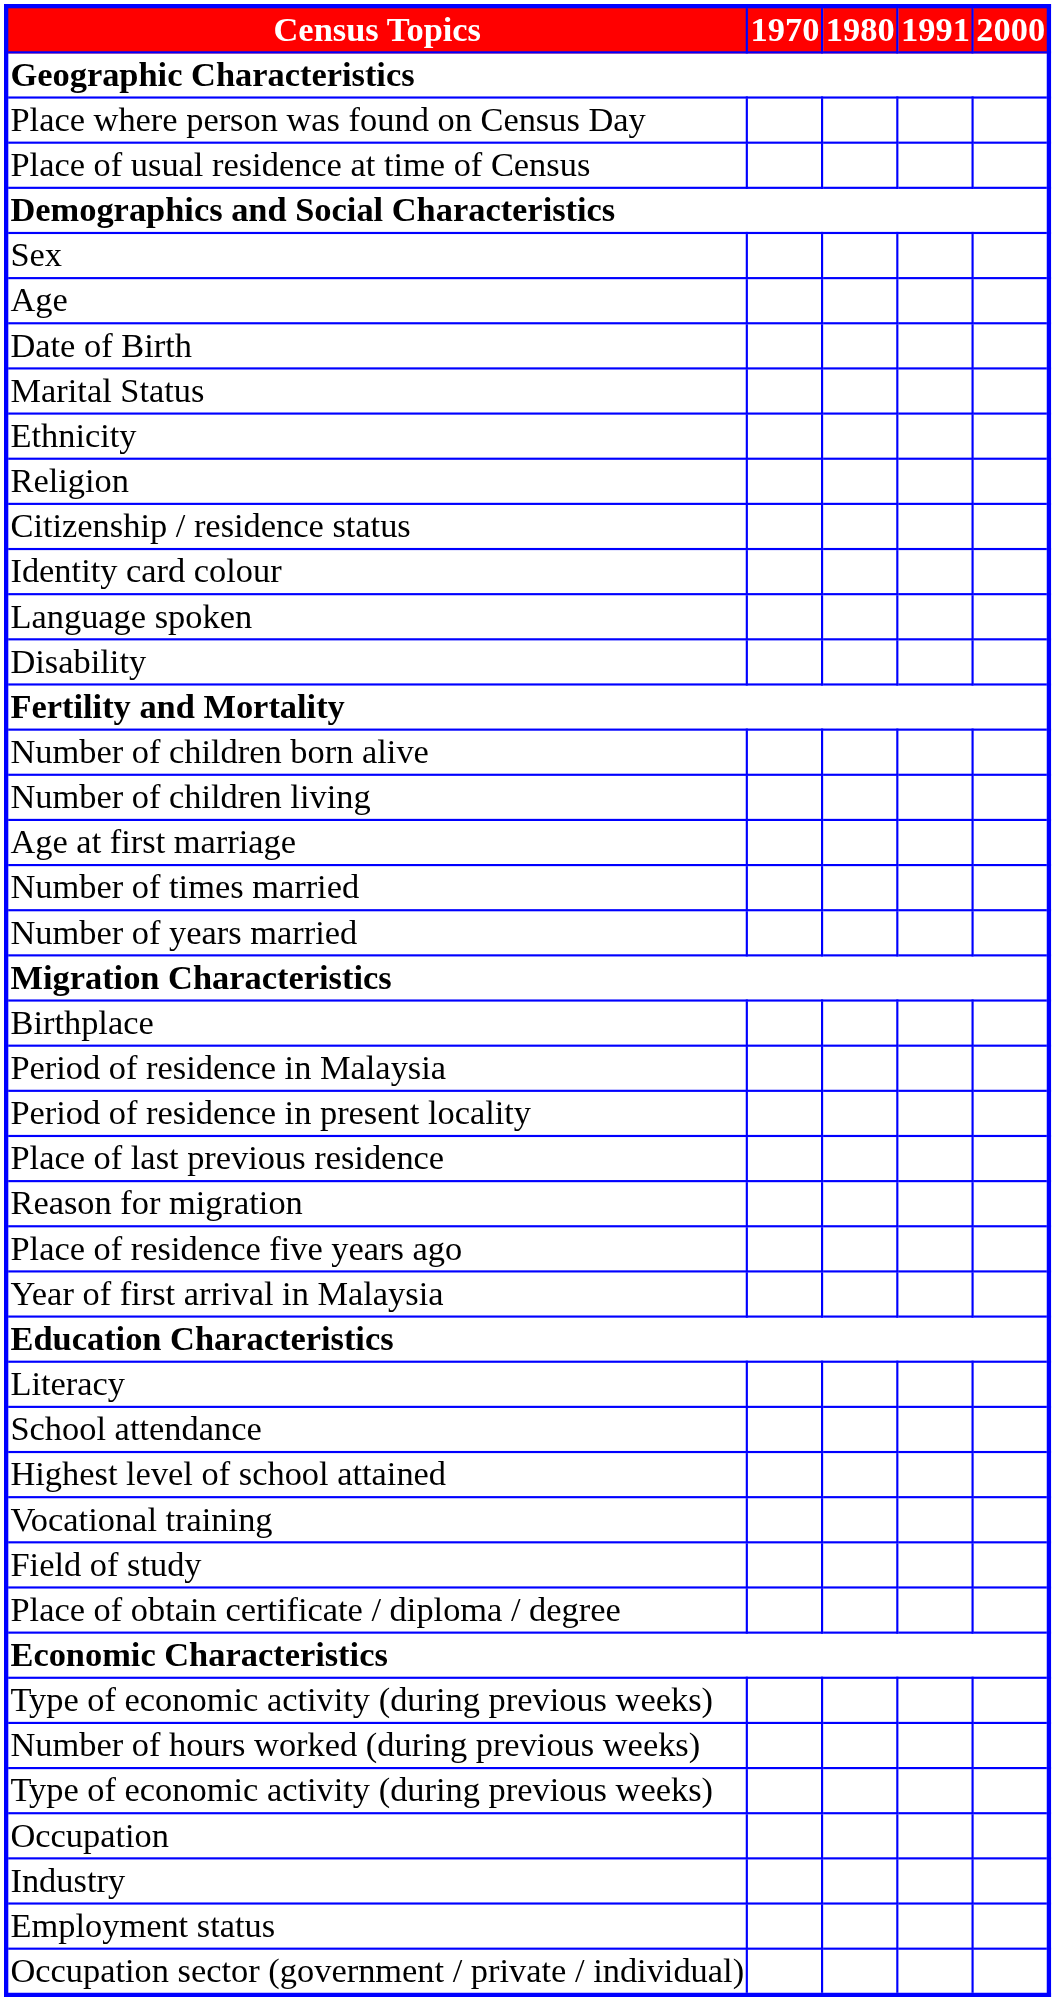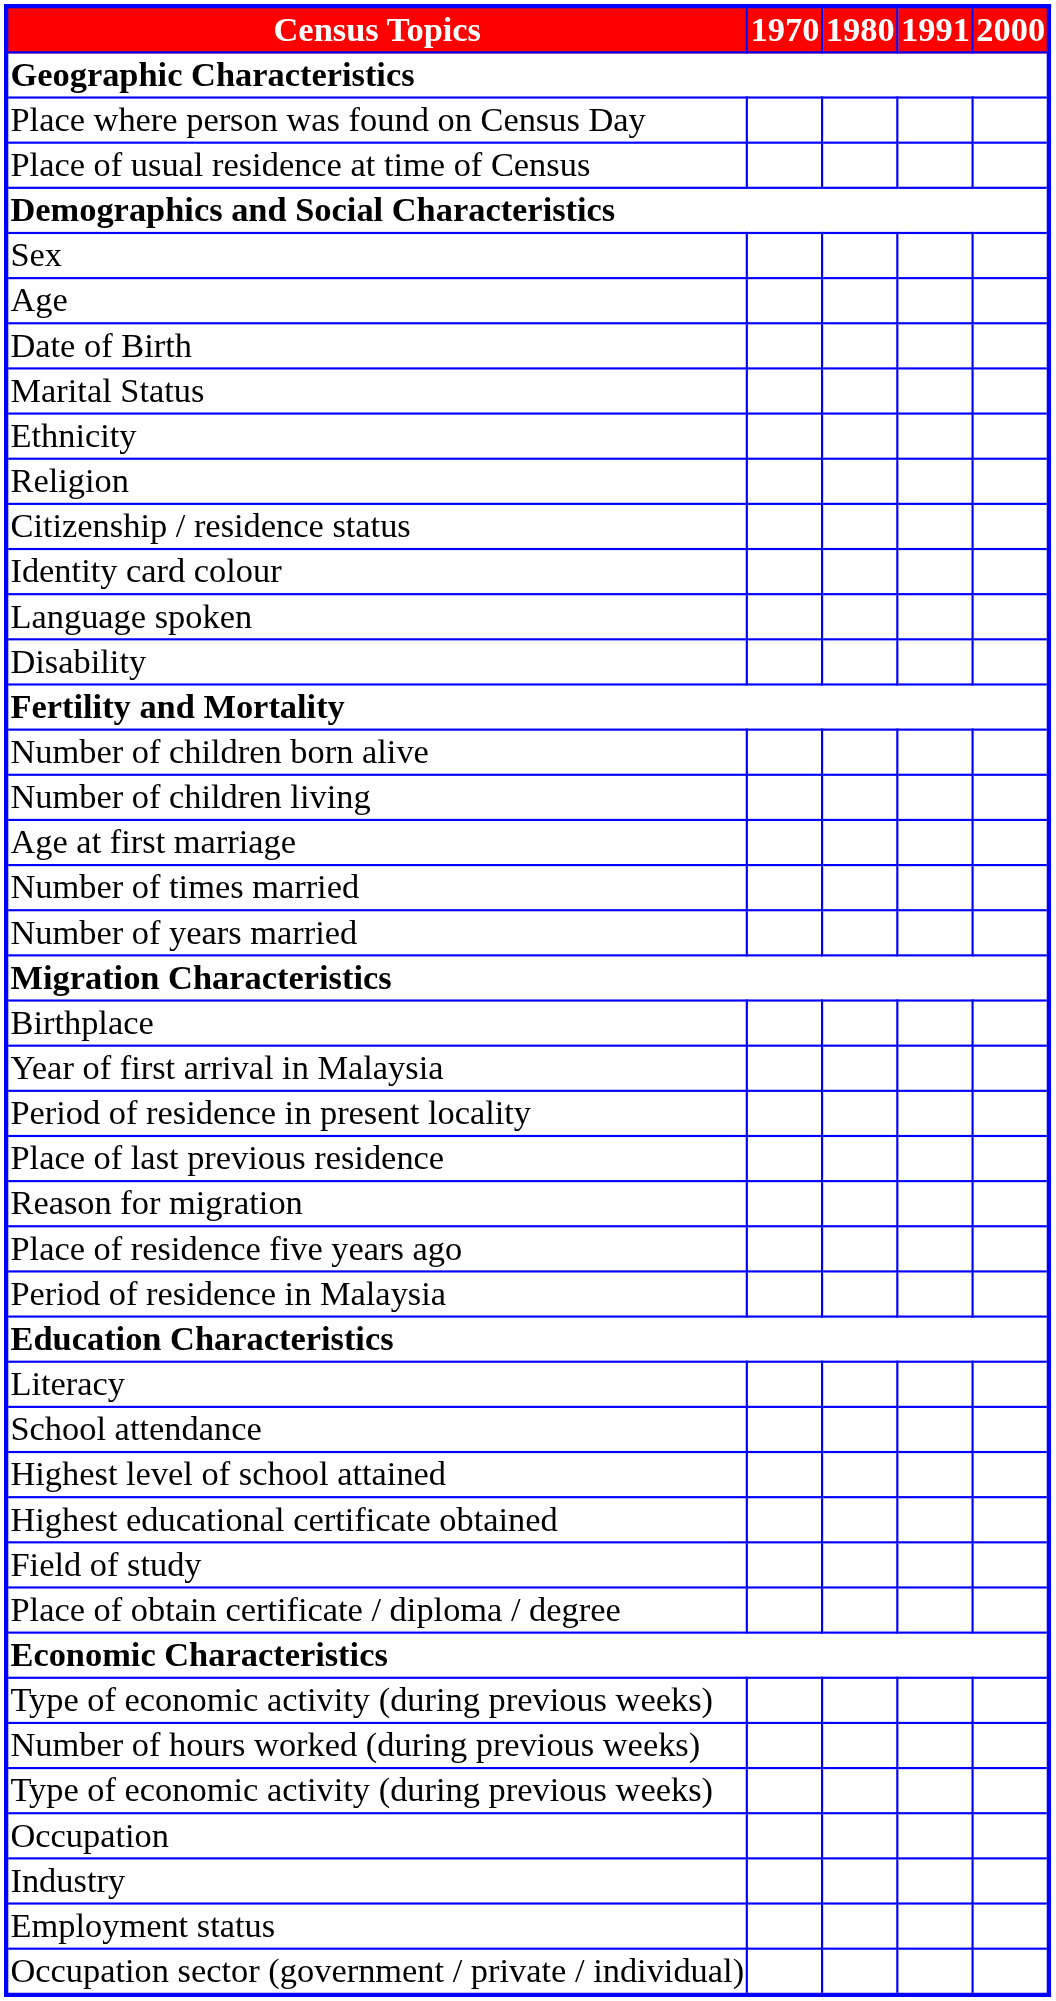rows swapped: (228, 1067) <-> (227, 1293)
+ row: (284, 1519)
- row: (141, 1519)
